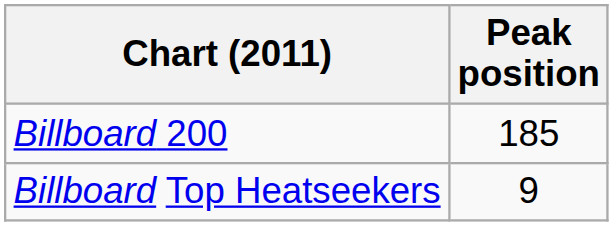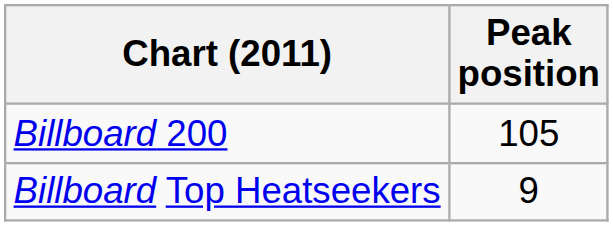(529, 132) 185 -> (529, 132) 105
